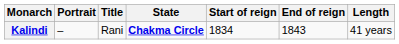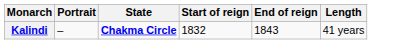- column: (112, 13)
(221, 30) 1834 -> (194, 30) 1832
